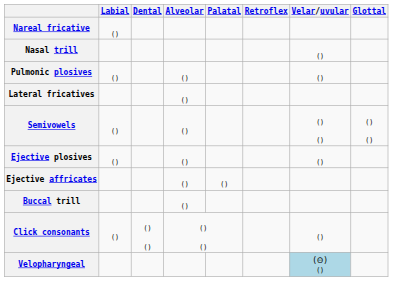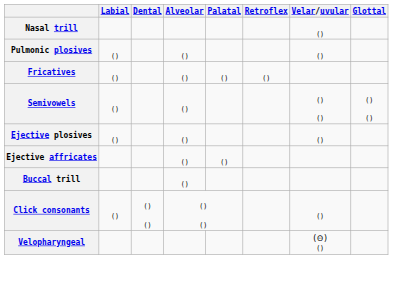- row: (52, 28)
+ row: (52, 72)
- row: (52, 94)
(320, 265) lightblue background -> (320, 243) no background
